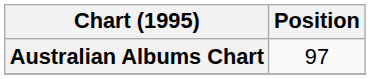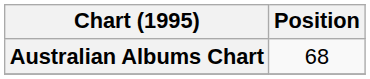(317, 56) 97 -> (317, 56) 68
